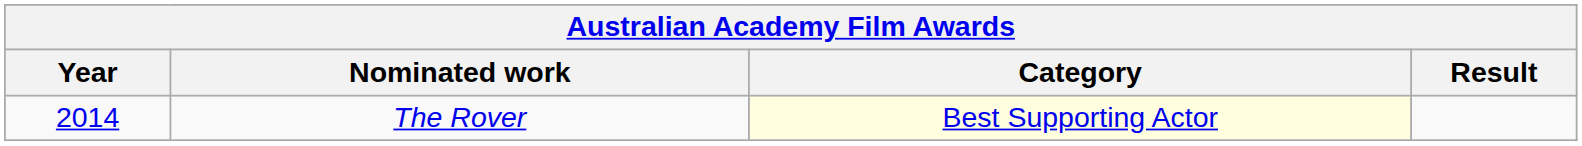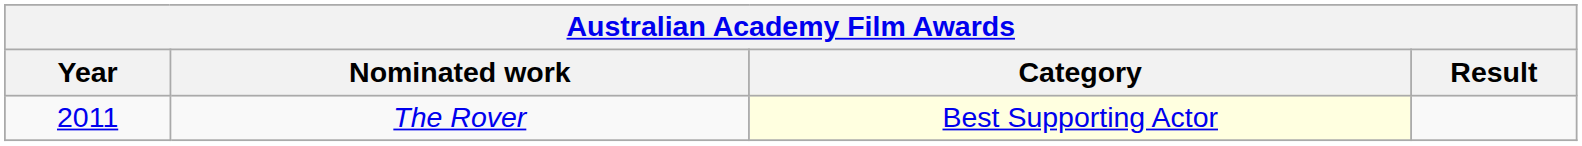(88, 117) 2014 -> (88, 117) 2011
